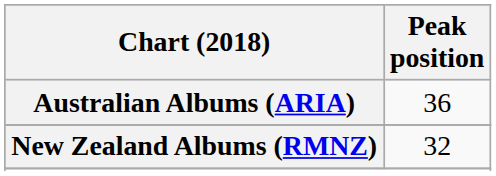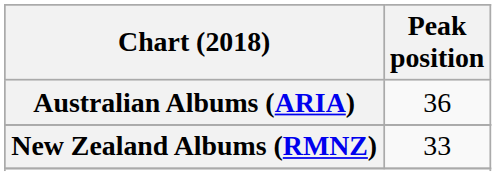(437, 146) 32 -> (437, 146) 33
